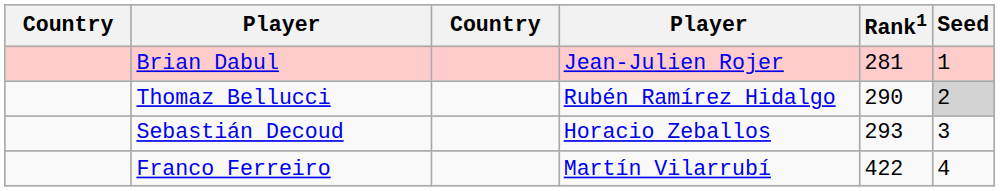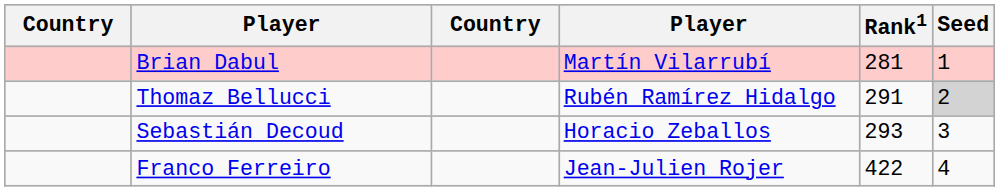(674, 63) Jean-Julien Rojer -> (667, 63) Martín Vilarrubí
(884, 98) 290 -> (884, 98) 291
(667, 169) Martín Vilarrubí -> (674, 169) Jean-Julien Rojer
